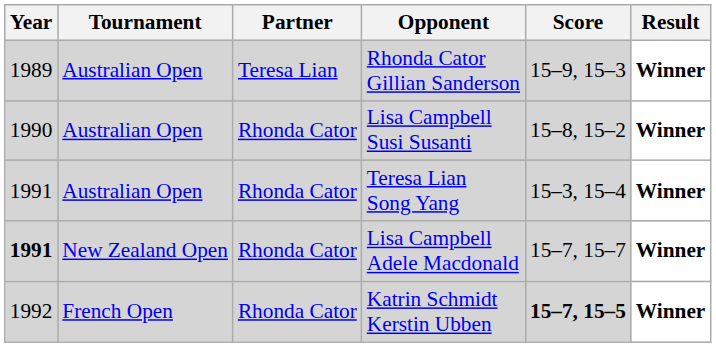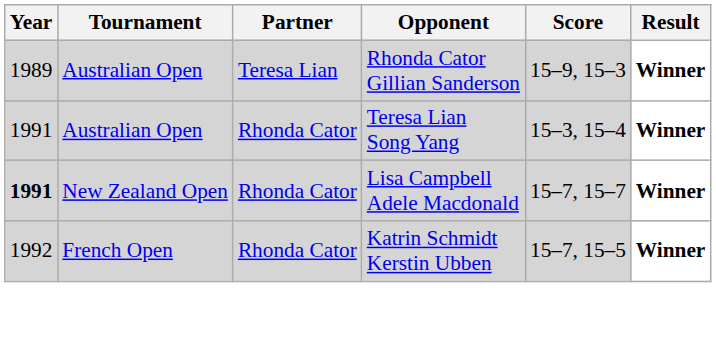- row: (429, 130)
(578, 311) bold -> (578, 251) normal
